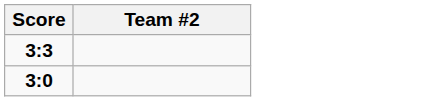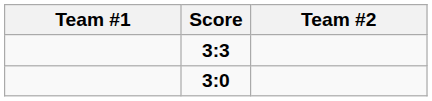+ column: (93, 19)
